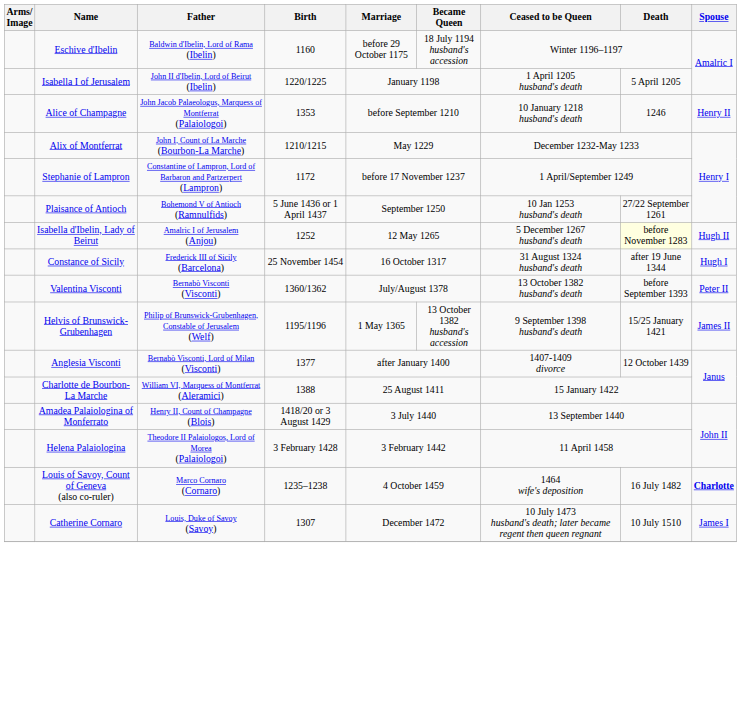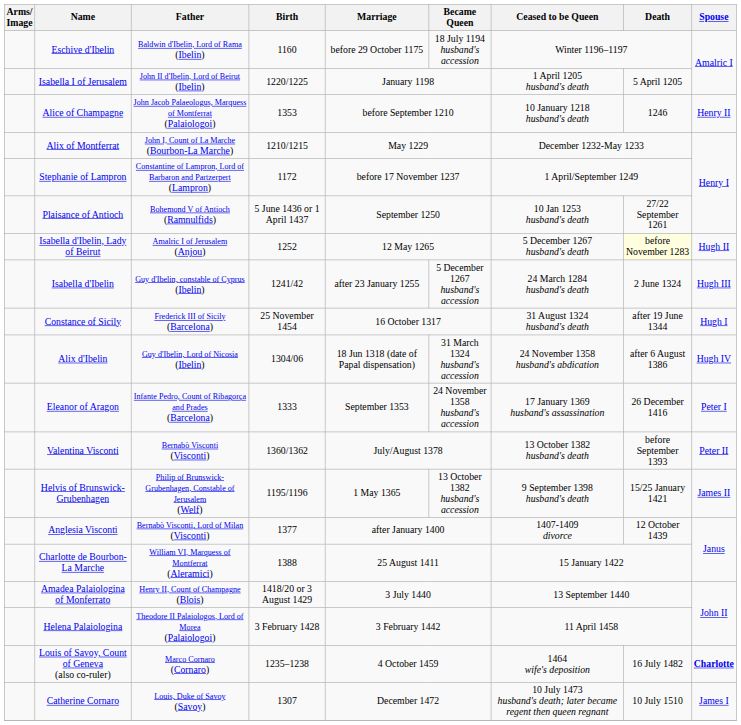+ row: (83, 284)
+ row: (83, 359)
+ row: (83, 407)
